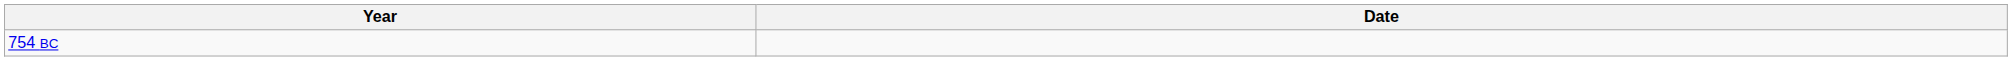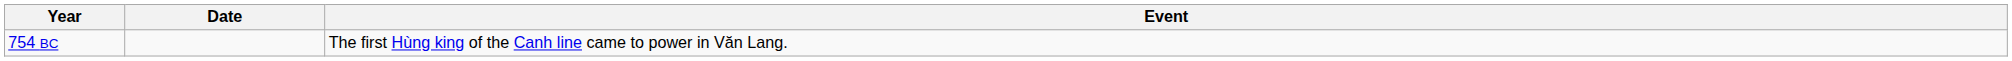+ column: (1166, 17)
